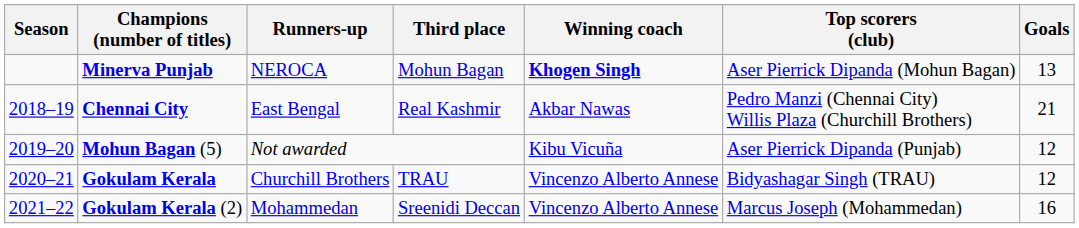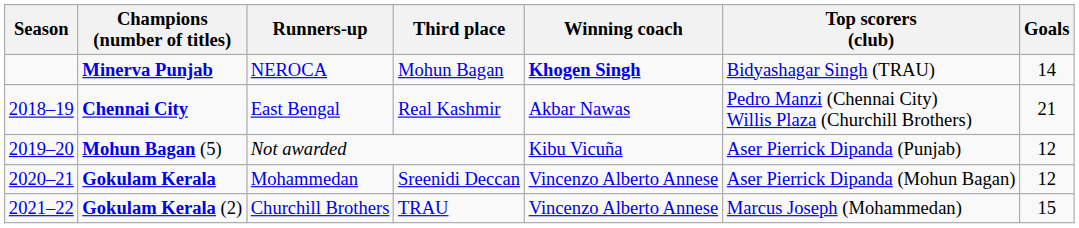(871, 69) Aser Pierrick Dipanda (Mohun Bagan) -> (831, 69) Bidyashagar Singh (TRAU)
(1047, 69) 13 -> (1047, 69) 14
(320, 178) Churchill Brothers -> (304, 178) Mohammedan
(423, 178) TRAU -> (459, 178) Sreenidi Deccan
(831, 178) Bidyashagar Singh (TRAU) -> (871, 178) Aser Pierrick Dipanda (Mohun Bagan)
(304, 208) Mohammedan -> (320, 208) Churchill Brothers
(459, 208) Sreenidi Deccan -> (423, 208) TRAU
(1047, 208) 16 -> (1047, 208) 15
